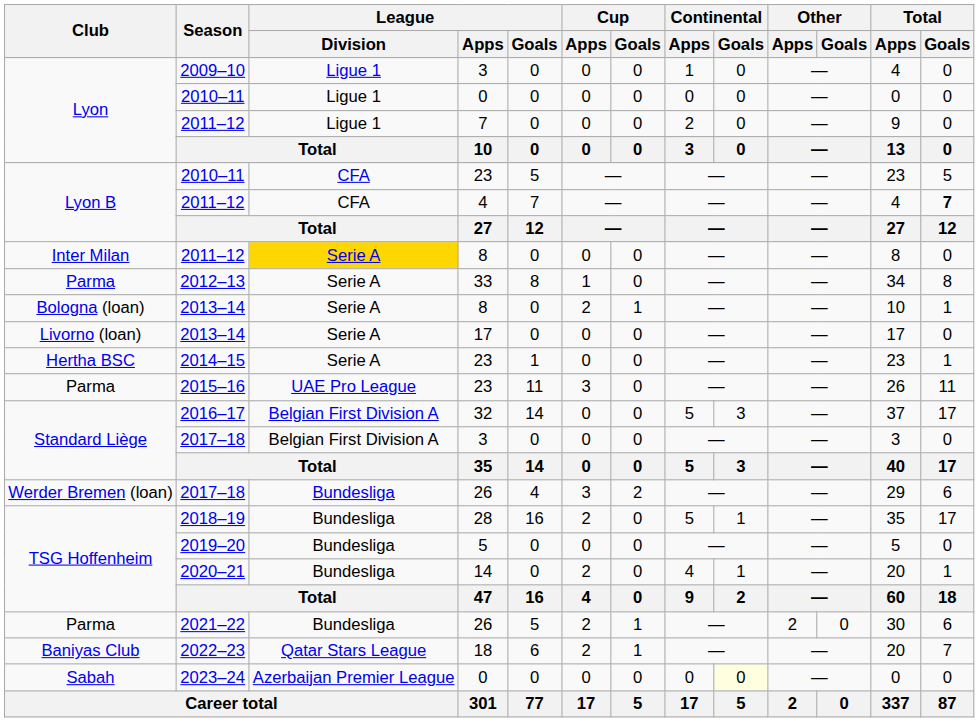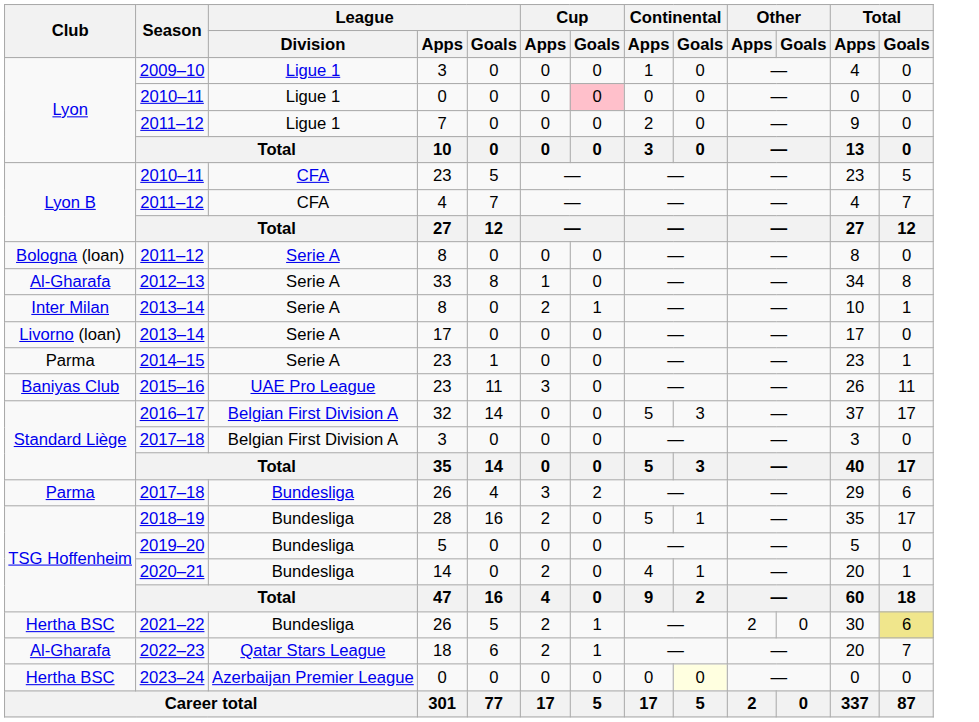(638, 96) no background -> (597, 96) pink background
(947, 202) bold -> (907, 202) normal
(91, 255) Inter Milan -> (70, 255) Bologna (loan)
(354, 255) gold background -> (313, 255) no background
(91, 281) Parma -> (70, 281) Al-Gharafa
(91, 307) Bologna (loan) -> (70, 307) Inter Milan
(91, 360) Hertha BSC -> (70, 360) Parma
(91, 387) Parma -> (70, 387) Baniyas Club
(91, 492) Werder Bremen (loan) -> (70, 492) Parma
(91, 624) Parma -> (70, 624) Hertha BSC
(947, 624) no background -> (907, 624) khaki background
(91, 651) Baniyas Club -> (70, 651) Al-Gharafa
(91, 677) Sabah -> (70, 677) Hertha BSC
